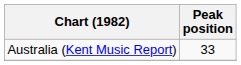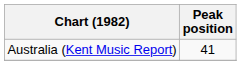(208, 49) 33 -> (208, 49) 41
